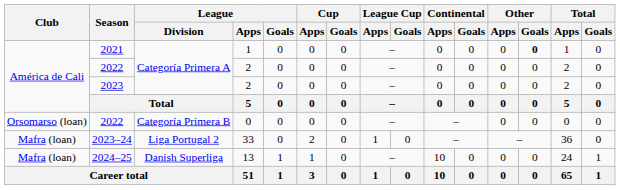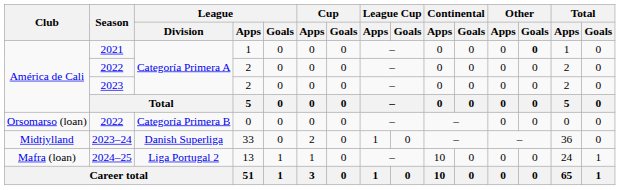(47, 139) Mafra (loan) -> (47, 139) Midtjylland
(184, 139) Liga Portugal 2 -> (184, 139) Danish Superliga
(184, 157) Danish Superliga -> (184, 157) Liga Portugal 2
